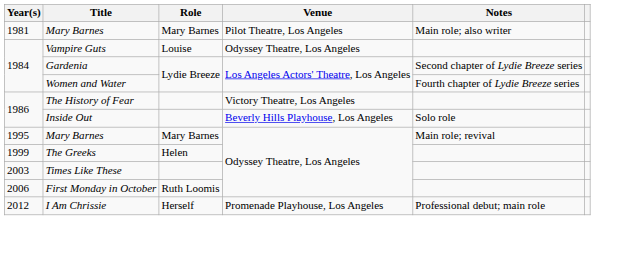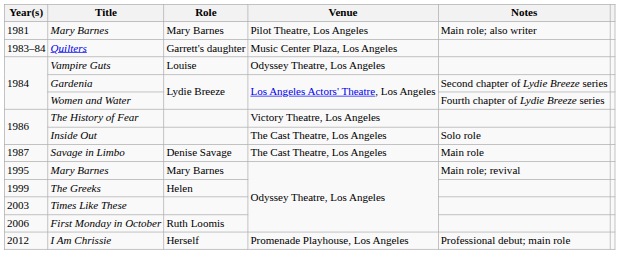+ row: (26, 48)
(309, 118) Beverly Hills Playhouse, Los Angeles -> (319, 135) The Cast Theatre, Los Angeles
+ row: (18, 153)
